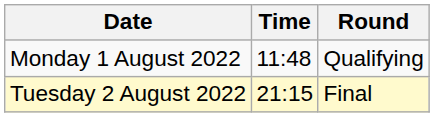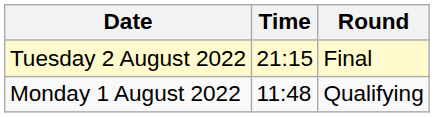rows swapped: (125, 58) <-> (128, 93)
